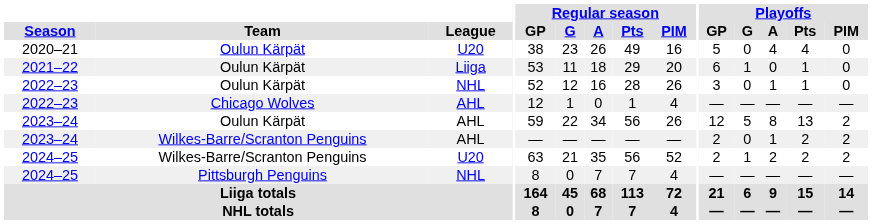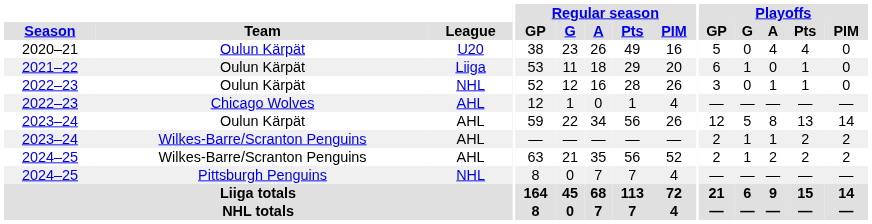(846, 121) 2 -> (846, 121) 14
(747, 139) 0 -> (747, 139) 1
(471, 157) U20 -> (471, 157) AHL
